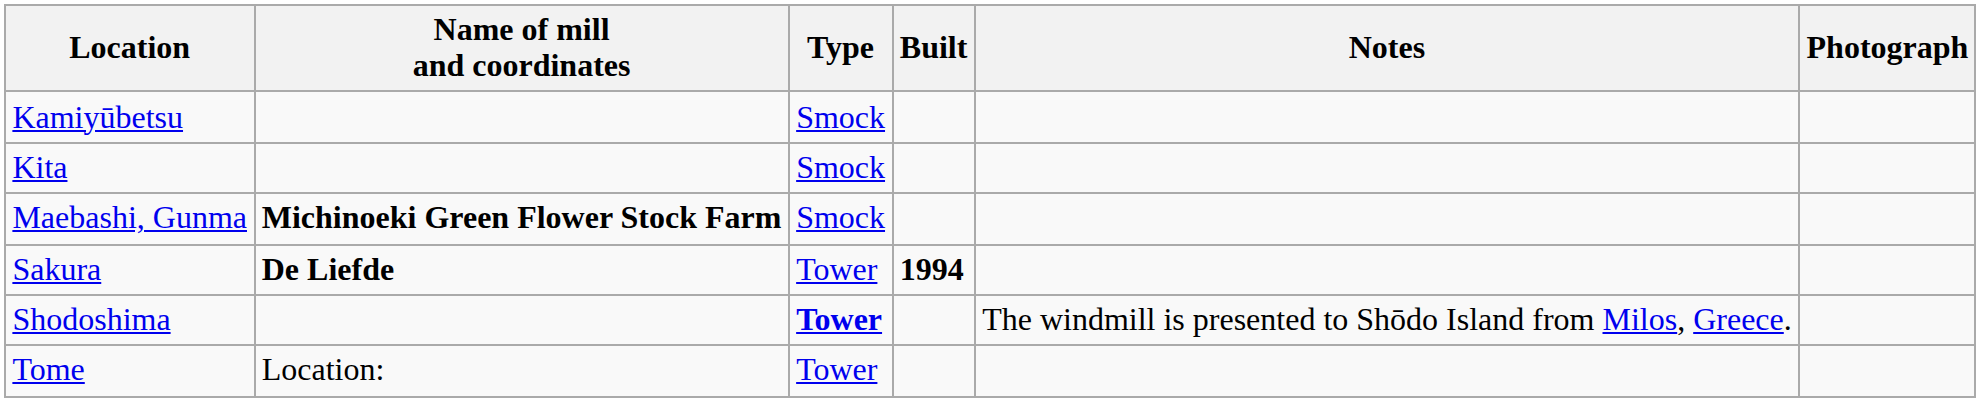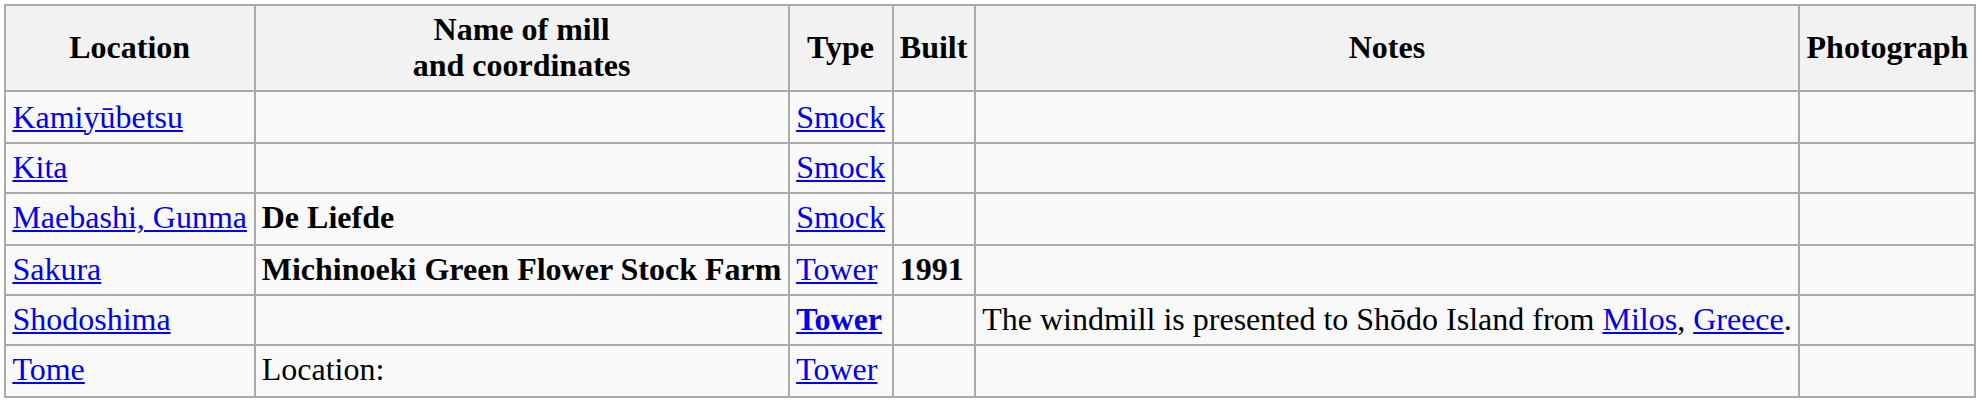(522, 218) Michinoeki Green Flower Stock Farm -> (328, 218) De Liefde
(328, 268) De Liefde -> (522, 268) Michinoeki Green Flower Stock Farm
(932, 268) 1994 -> (932, 268) 1991
